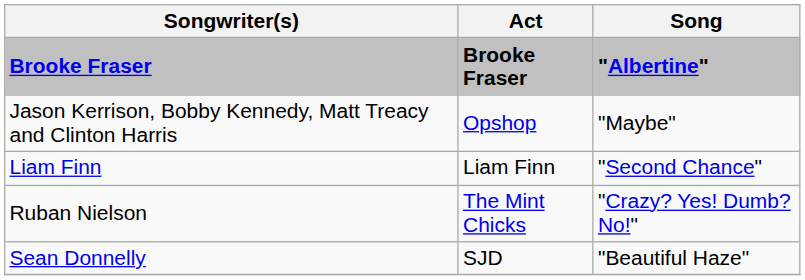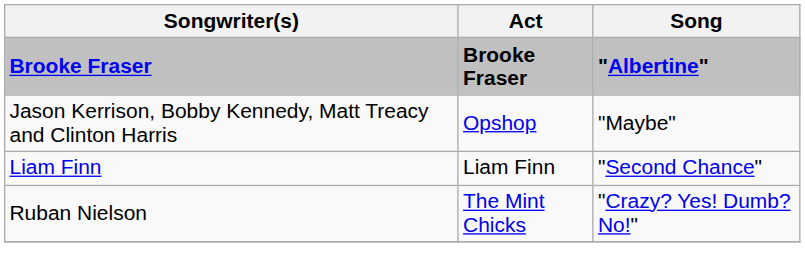- row: (78, 258)
